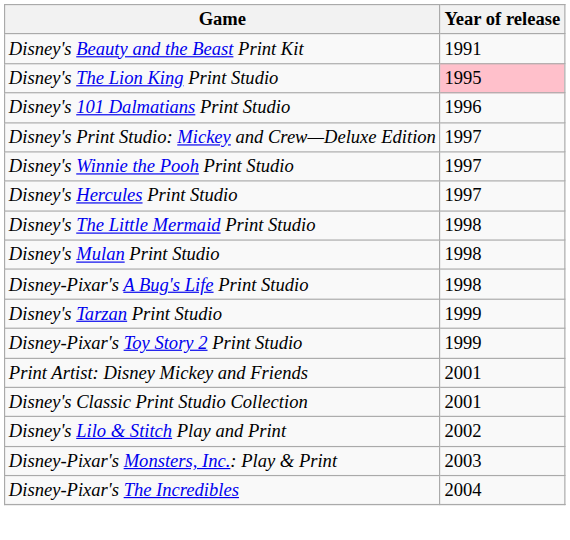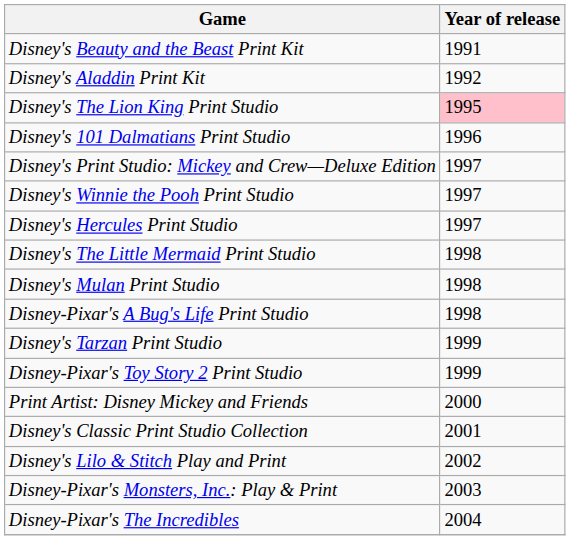+ row: (107, 78)
(463, 372) 2001 -> (463, 401) 2000
